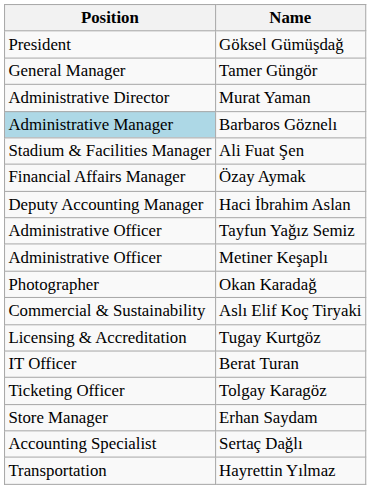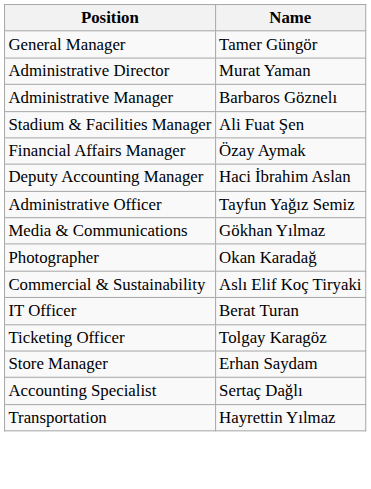- row: (281, 44)
(91, 124) lightblue background -> (91, 97) no background
- row: (273, 257)
+ row: (272, 230)
- row: (270, 337)
